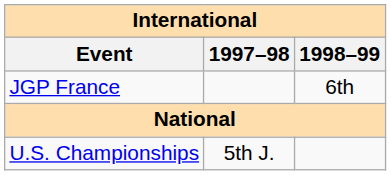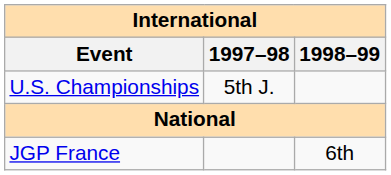rows swapped: (65, 86) <-> (104, 152)
